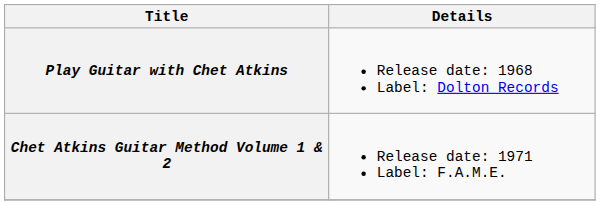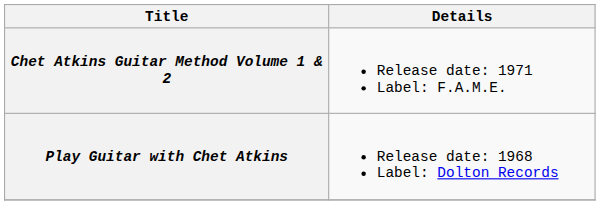rows swapped: (167, 71) <-> (167, 157)
